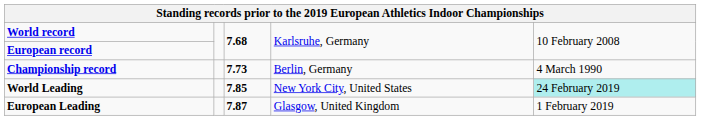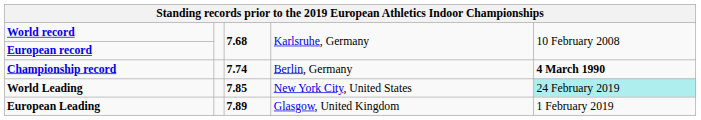(237, 69) 7.73 -> (237, 69) 7.74
(569, 69) normal -> (571, 69) bold
(237, 106) 7.87 -> (237, 106) 7.89
